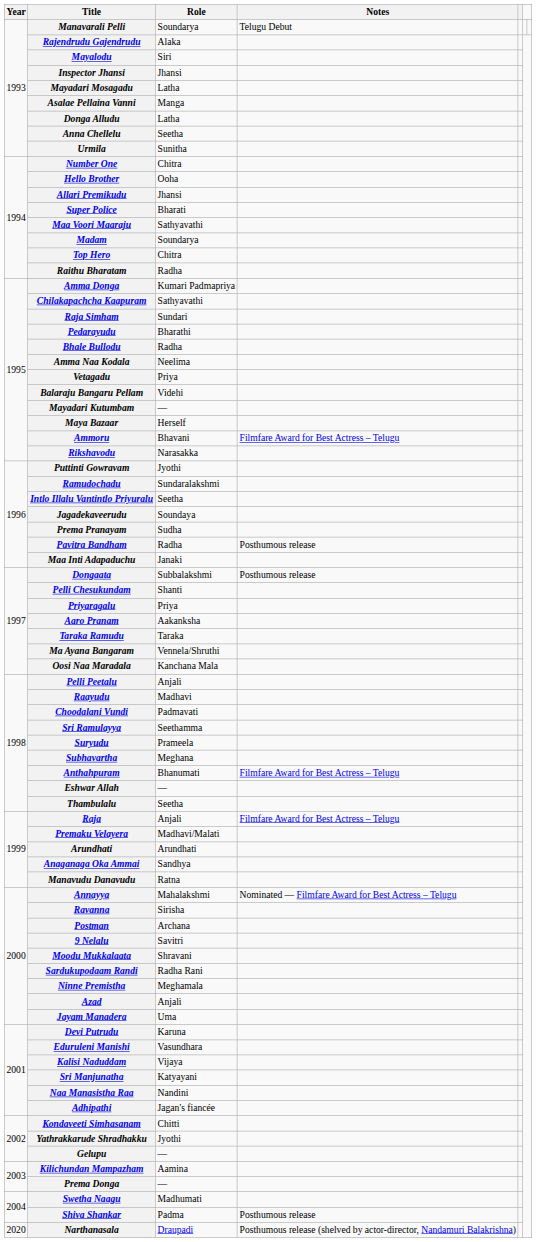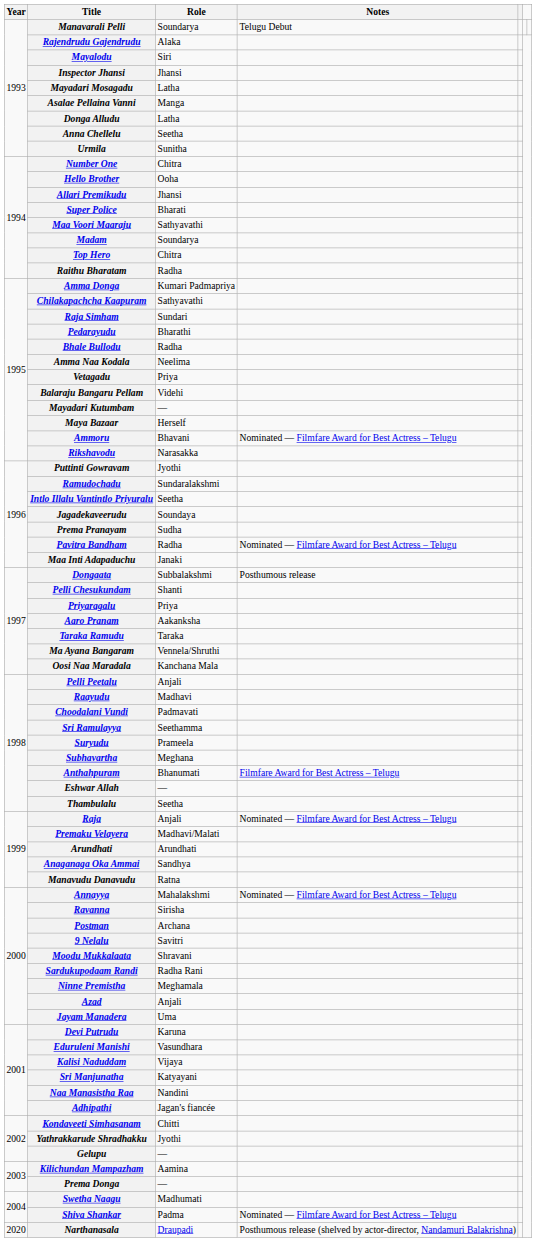(319, 438) Filmfare Award for Best Actress – Telugu -> (348, 438) Nominated — Filmfare Award for Best Actress – Telugu
(278, 544) Posthumous release -> (348, 544) Nominated — Filmfare Award for Best Actress – Telugu
(319, 819) Filmfare Award for Best Actress – Telugu -> (348, 819) Nominated — Filmfare Award for Best Actress – Telugu
(278, 1214) Posthumous release -> (348, 1214) Nominated — Filmfare Award for Best Actress – Telugu
